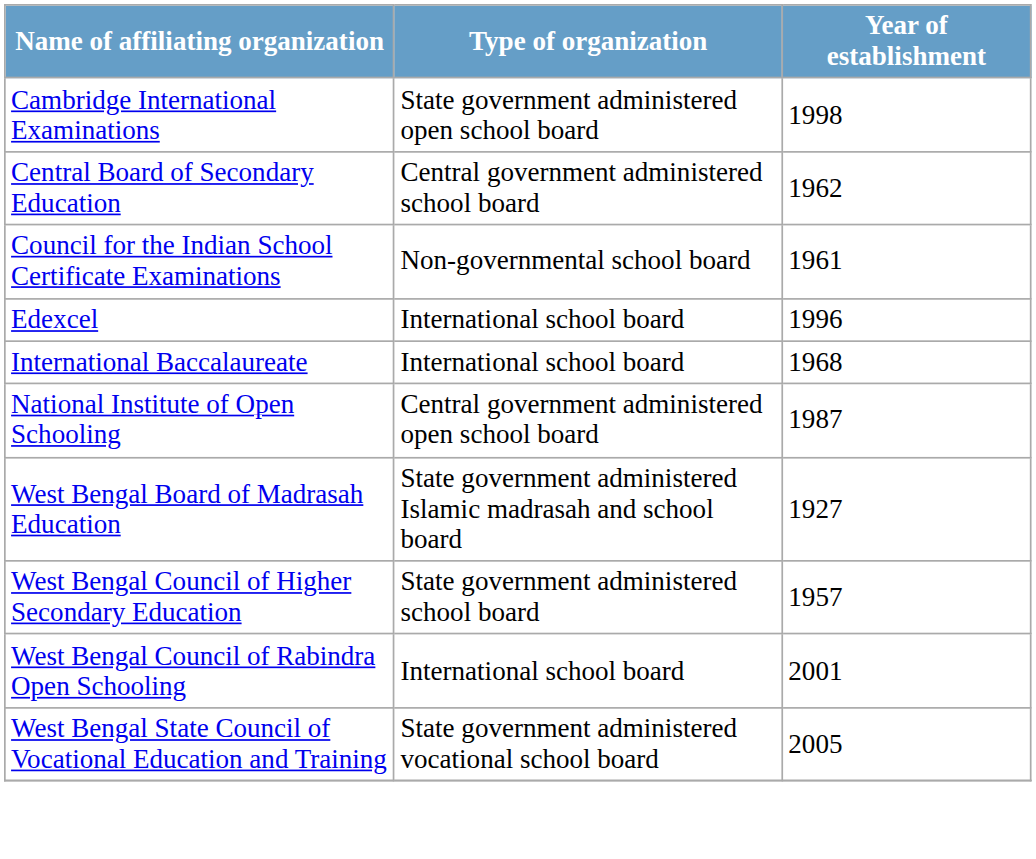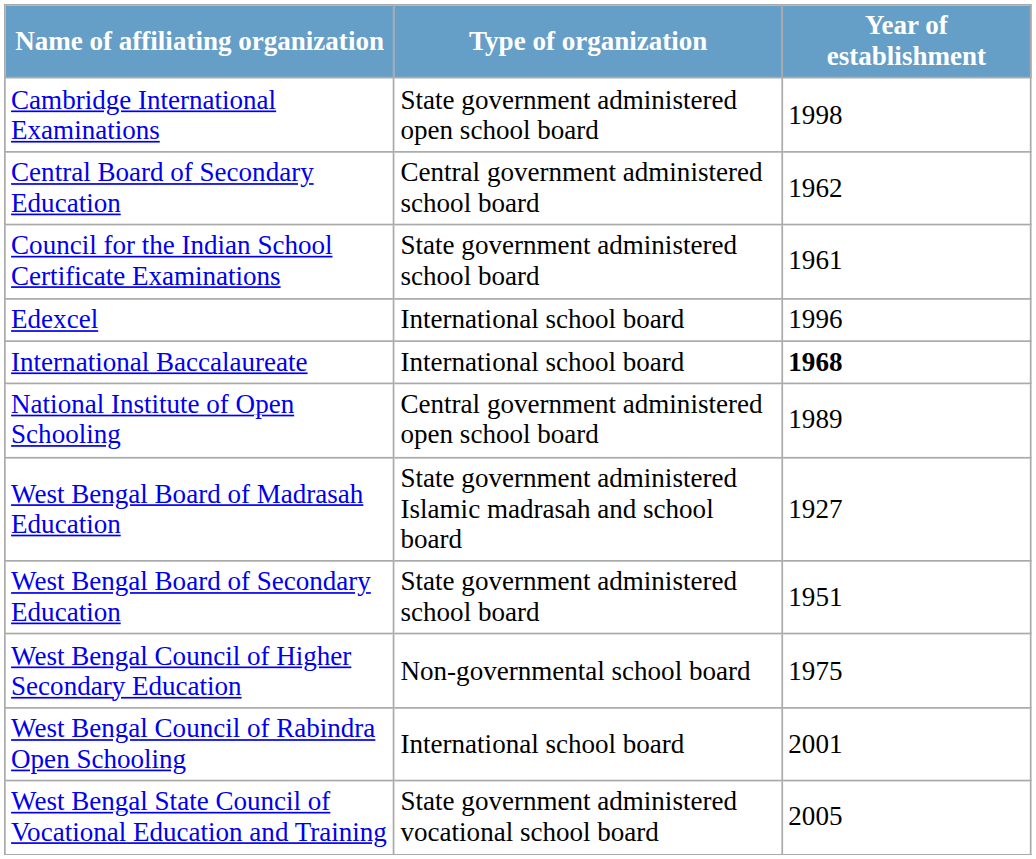(576, 261) Non-governmental school board -> (569, 261) State government administered school board
(815, 362) normal -> (815, 362) bold
(815, 420) 1987 -> (815, 420) 1989
+ row: (191, 597)
(569, 597) State government administered school board -> (576, 670) Non-governmental school board
(815, 597) 1957 -> (815, 670) 1975
